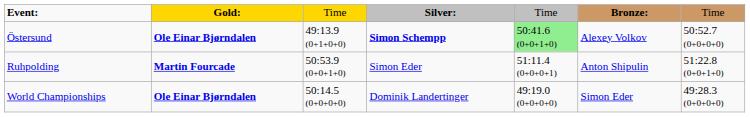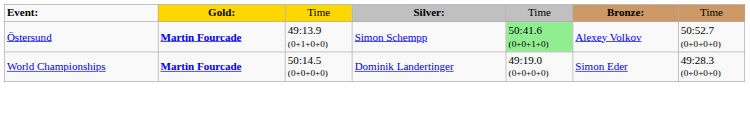(205, 36) Ole Einar Bjørndalen -> (201, 36) Martin Fourcade
(408, 36) bold -> (391, 36) normal
- row: (33, 66)
(205, 96) Ole Einar Bjørndalen -> (201, 66) Martin Fourcade
